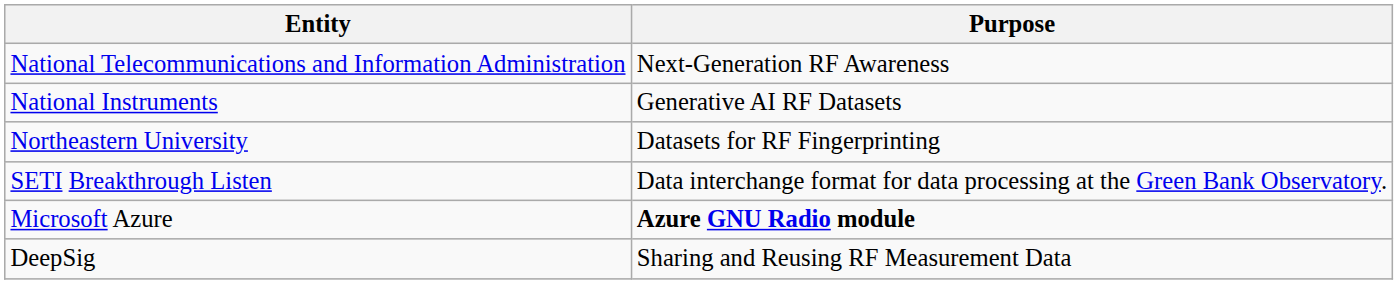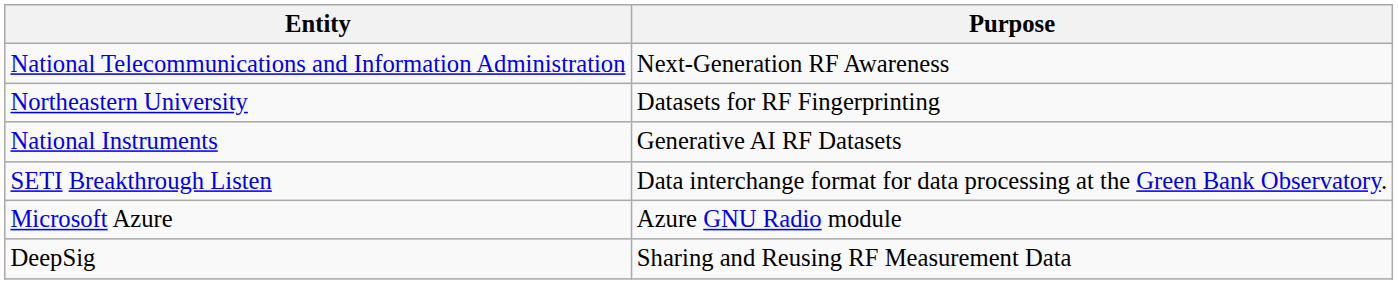rows swapped: (129, 141) <-> (114, 102)
(776, 219) bold -> (769, 219) normal
